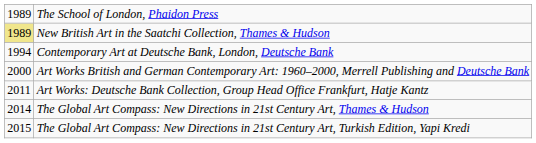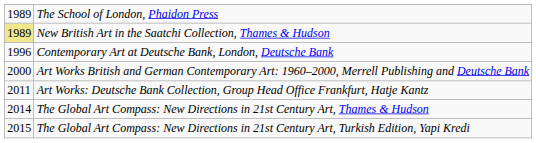(19, 52) 1994 -> (19, 52) 1996
